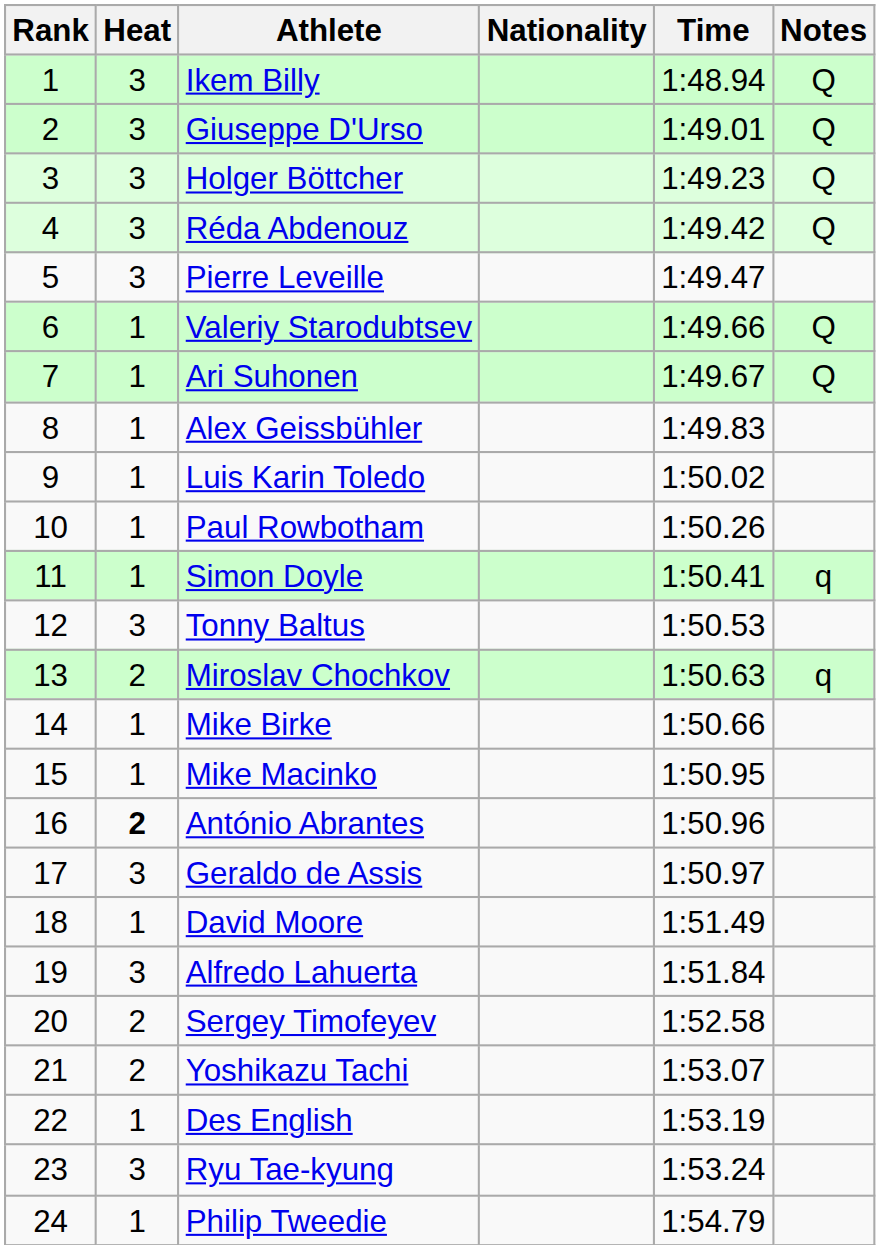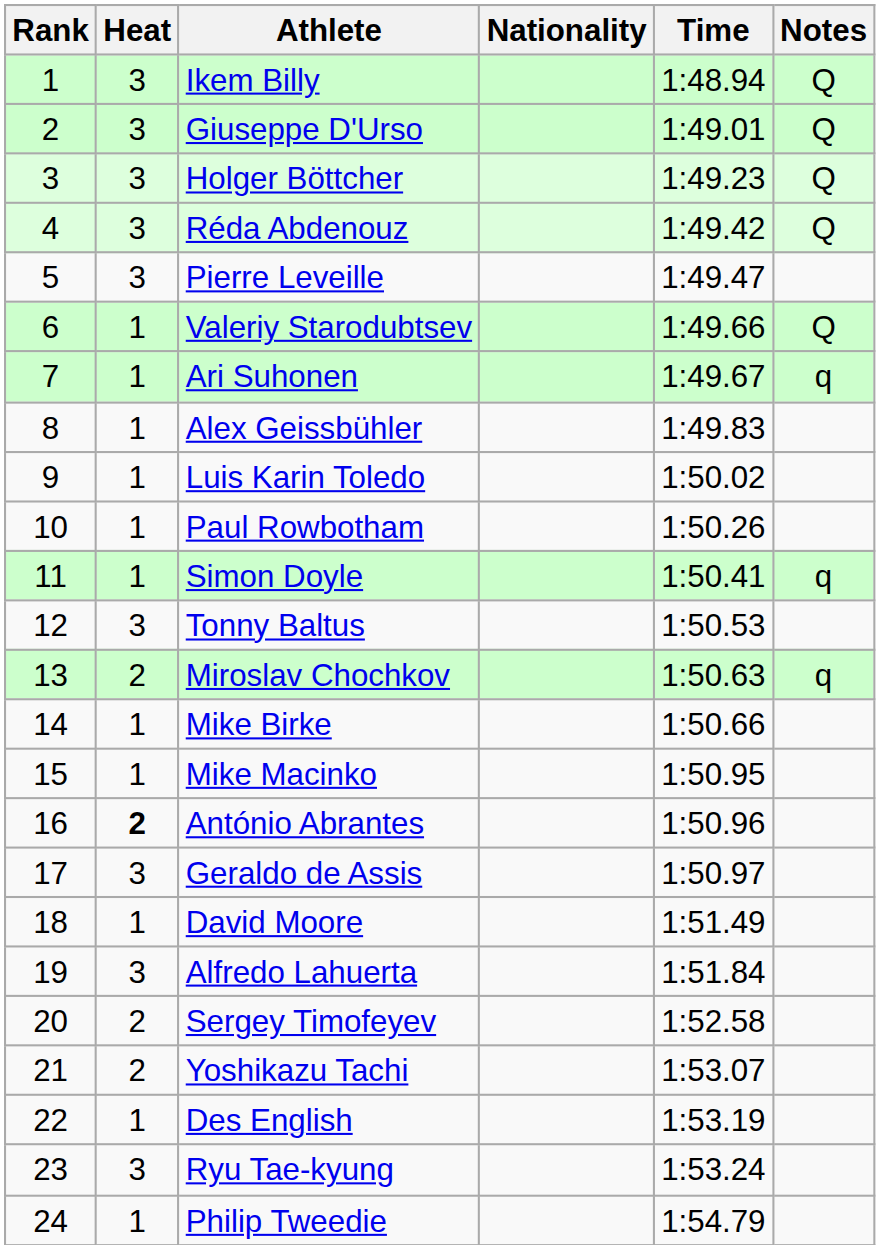(824, 377) Q -> (824, 377) q
